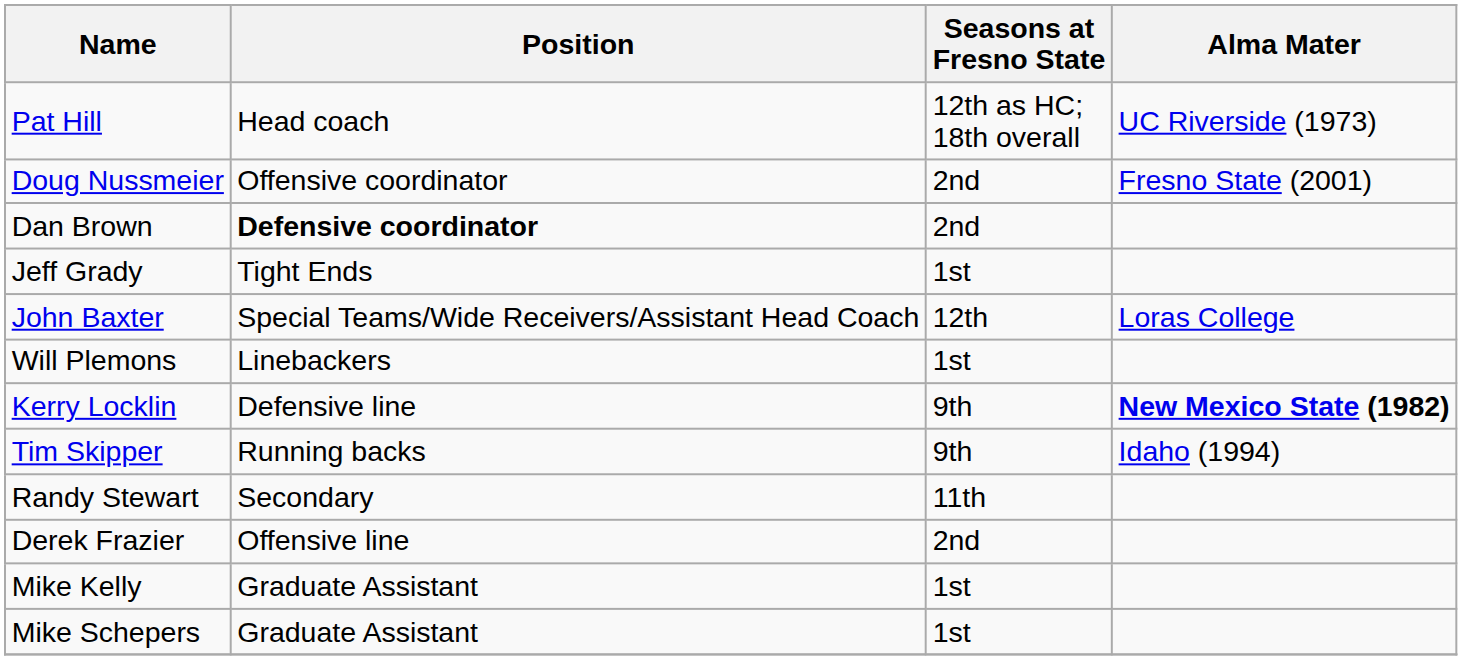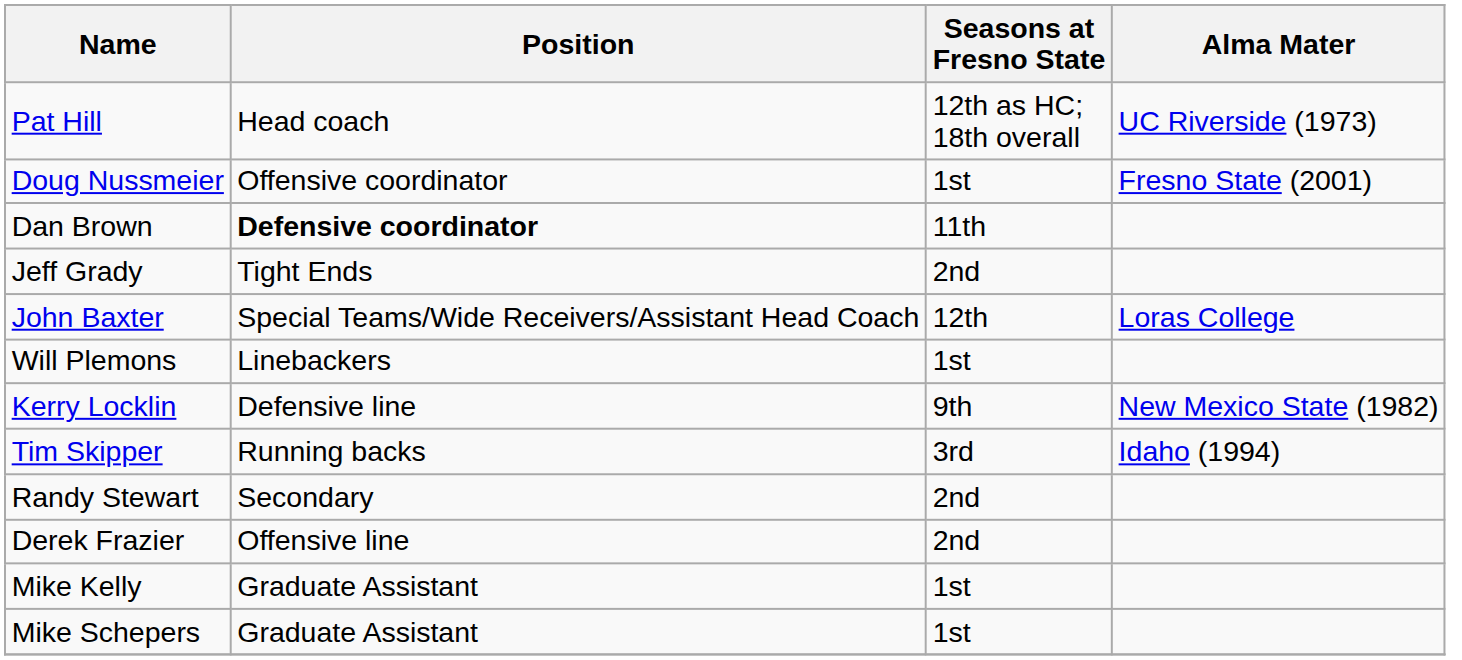(956, 181) 2nd -> (952, 181) 1st
(956, 226) 2nd -> (959, 226) 11th
(952, 271) 1st -> (956, 271) 2nd
(1284, 407) bold -> (1279, 407) normal
(952, 452) 9th -> (953, 452) 3rd
(959, 497) 11th -> (956, 497) 2nd
